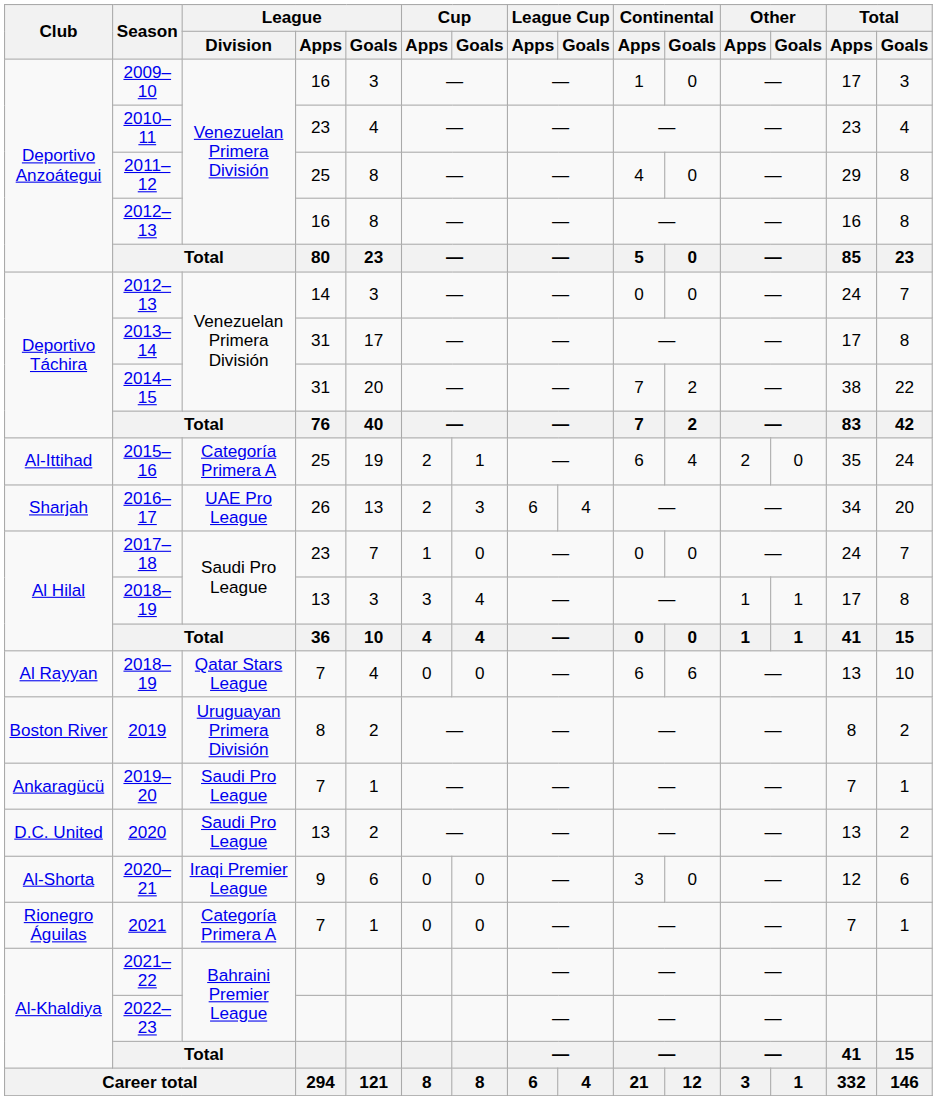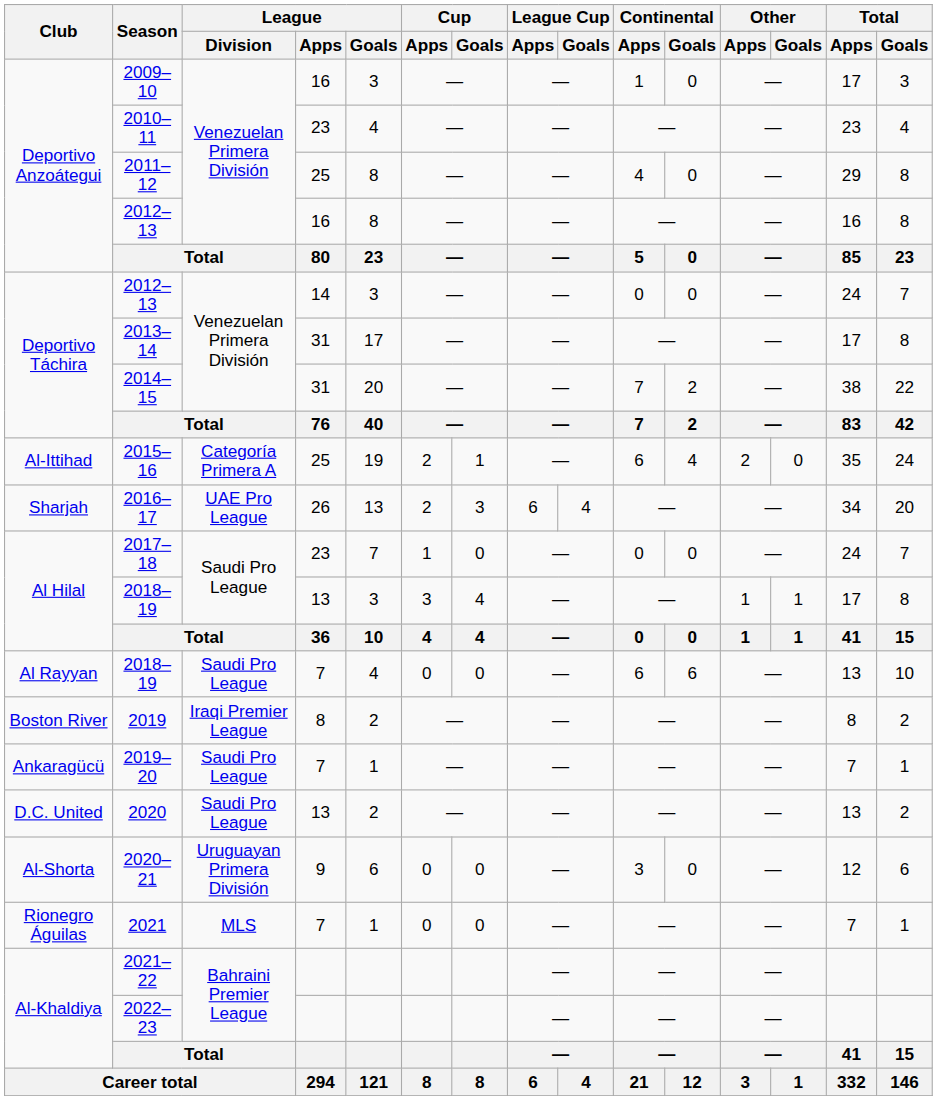(239, 673) Qatar Stars League -> (239, 673) Saudi Pro League
(239, 730) Uruguayan Primera División -> (239, 720) Iraqi Premier League
(239, 878) Iraqi Premier League -> (239, 869) Uruguayan Primera División
(239, 925) Categoría Primera A -> (239, 925) MLS
